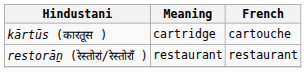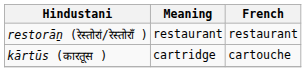rows swapped: (57, 35) <-> (77, 56)
